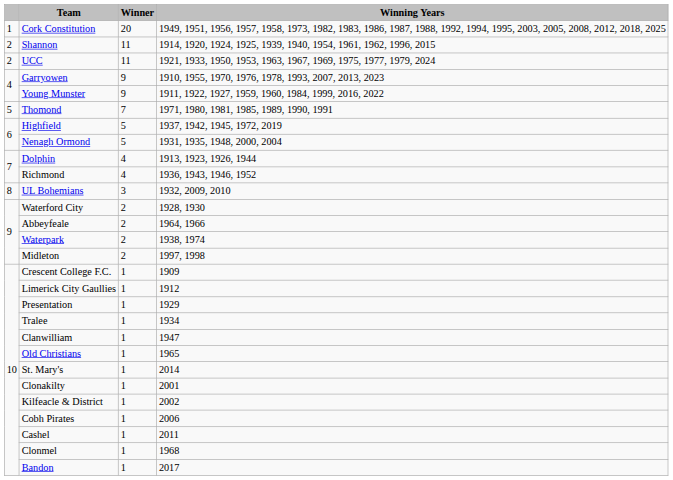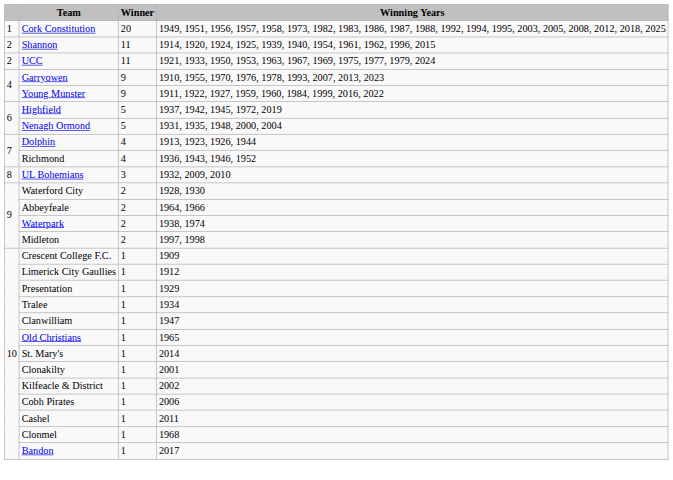- row: (42, 110)
